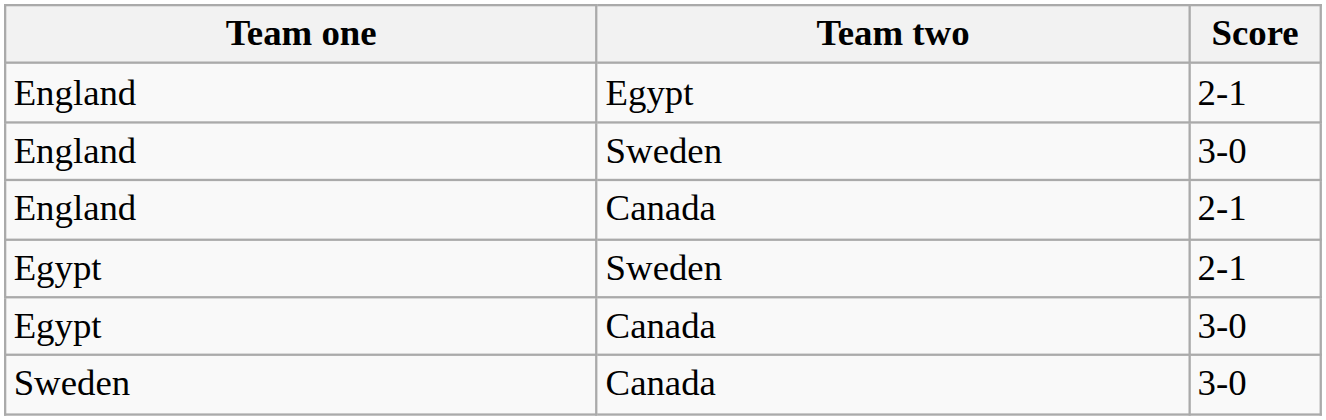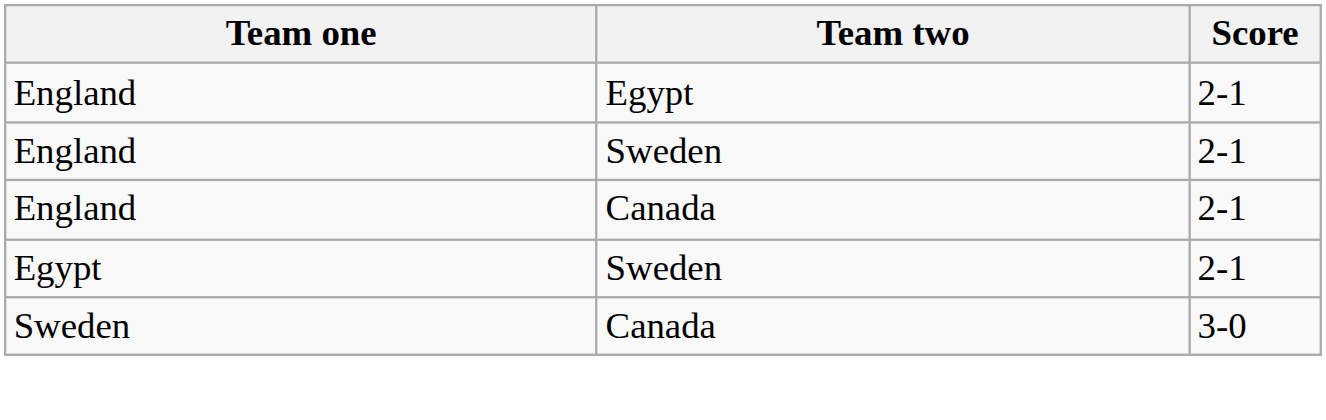(1222, 150) 3-0 -> (1222, 150) 2-1
- row: (58, 325)
